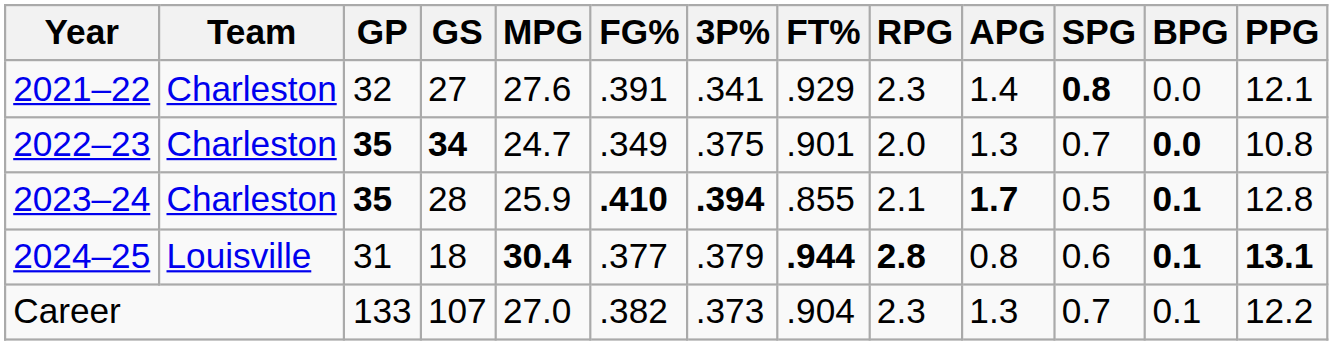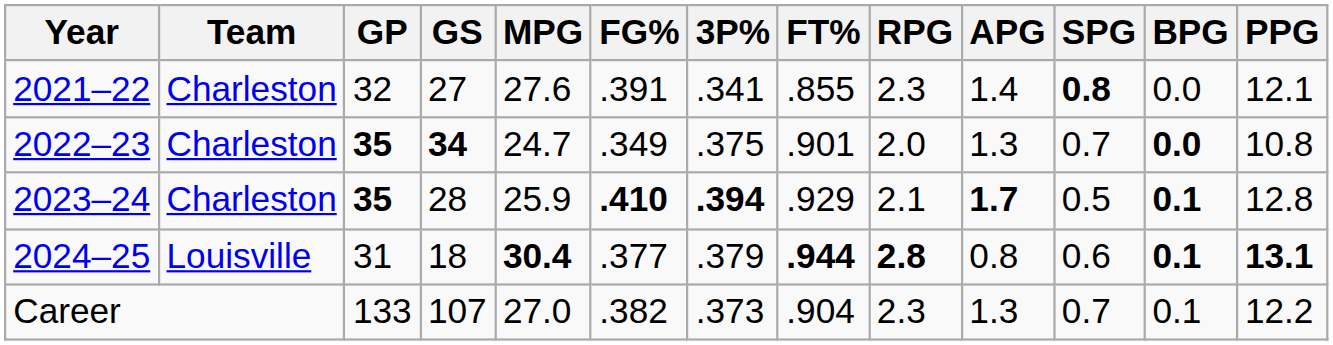(821, 88) .929 -> (821, 88) .855
(821, 199) .855 -> (821, 199) .929
